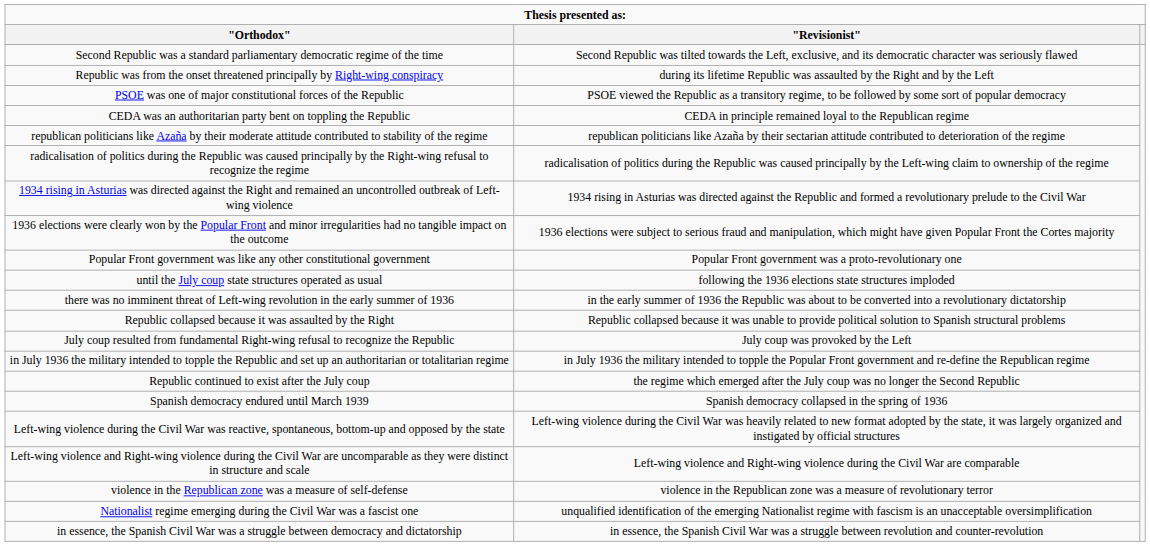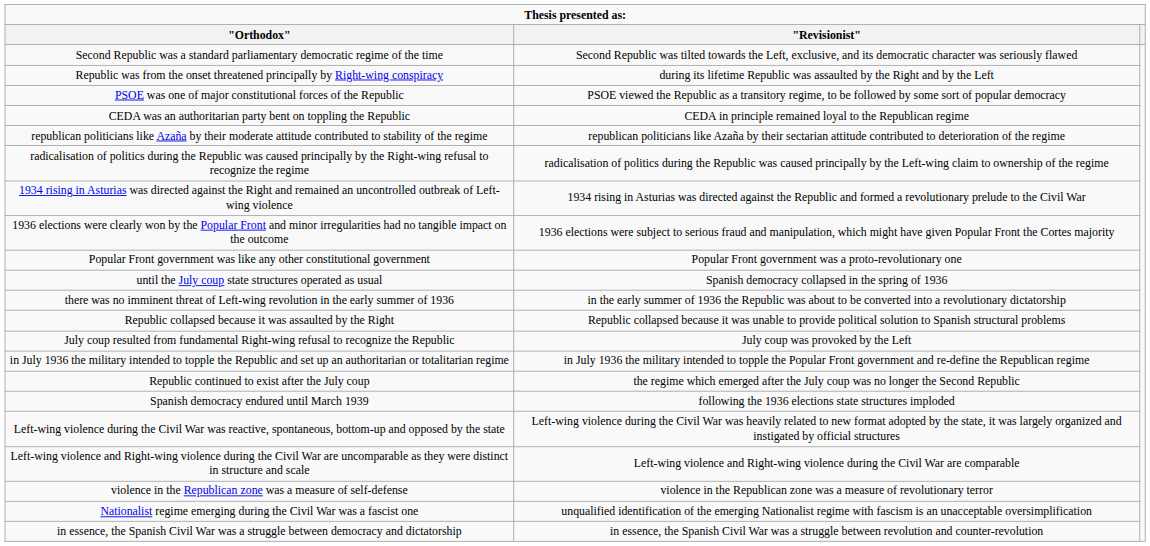(827, 280) following the 1936 elections state structures imploded -> (827, 280) Spanish democracy collapsed in the spring of 1936
(827, 401) Spanish democracy collapsed in the spring of 1936 -> (827, 401) following the 1936 elections state structures imploded
